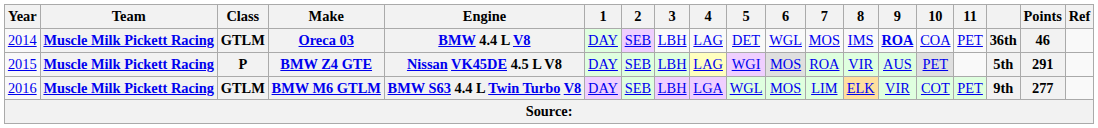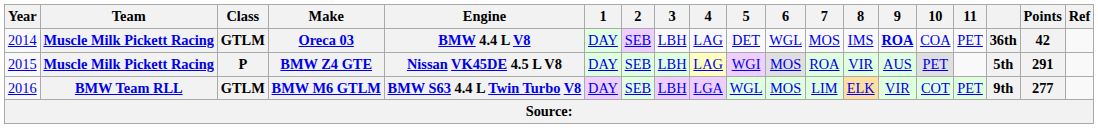(1043, 40) 46 -> (1043, 40) 42
(129, 88) Muscle Milk Pickett Racing -> (129, 88) BMW Team RLL
